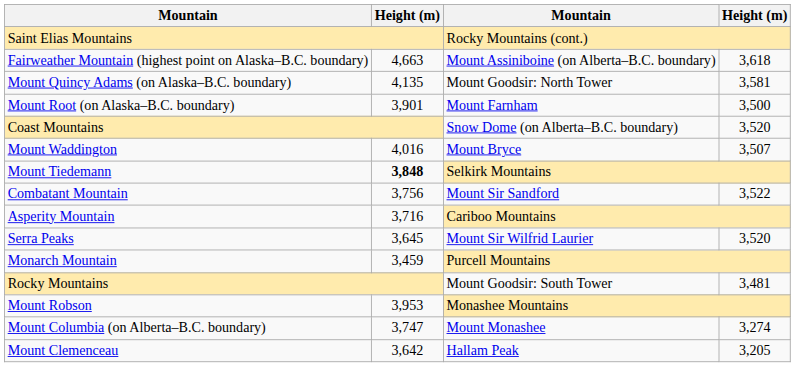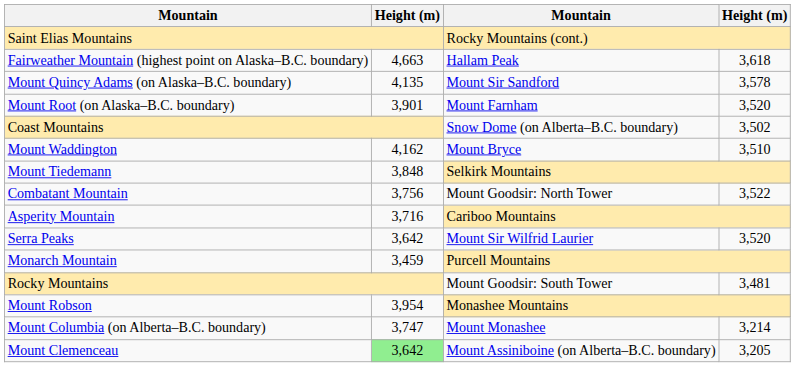(581, 60) Mount Assiniboine (on Alberta–B.C. boundary) -> (483, 60) Hallam Peak
(529, 82) Mount Goodsir: North Tower -> (503, 82) Mount Sir Sandford
(755, 82) 3,581 -> (755, 82) 3,578
(755, 104) 3,500 -> (755, 104) 3,520
(755, 127) 3,520 -> (755, 127) 3,502
(407, 149) 4,016 -> (407, 149) 4,162
(755, 149) 3,507 -> (755, 149) 3,510
(407, 171) bold -> (407, 171) normal
(503, 194) Mount Sir Sandford -> (529, 194) Mount Goodsir: North Tower
(407, 238) 3,645 -> (407, 238) 3,642
(407, 305) 3,953 -> (407, 305) 3,954
(755, 328) 3,274 -> (755, 328) 3,214
(407, 350) no background -> (407, 350) lightgreen background
(483, 350) Hallam Peak -> (581, 350) Mount Assiniboine (on Alberta–B.C. boundary)
